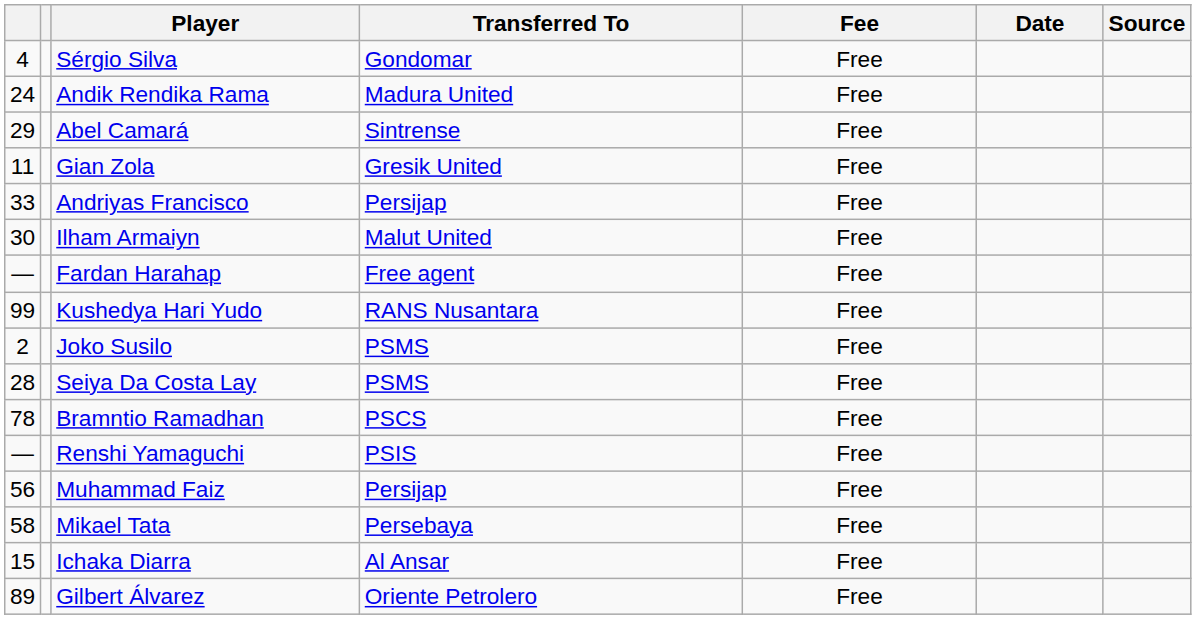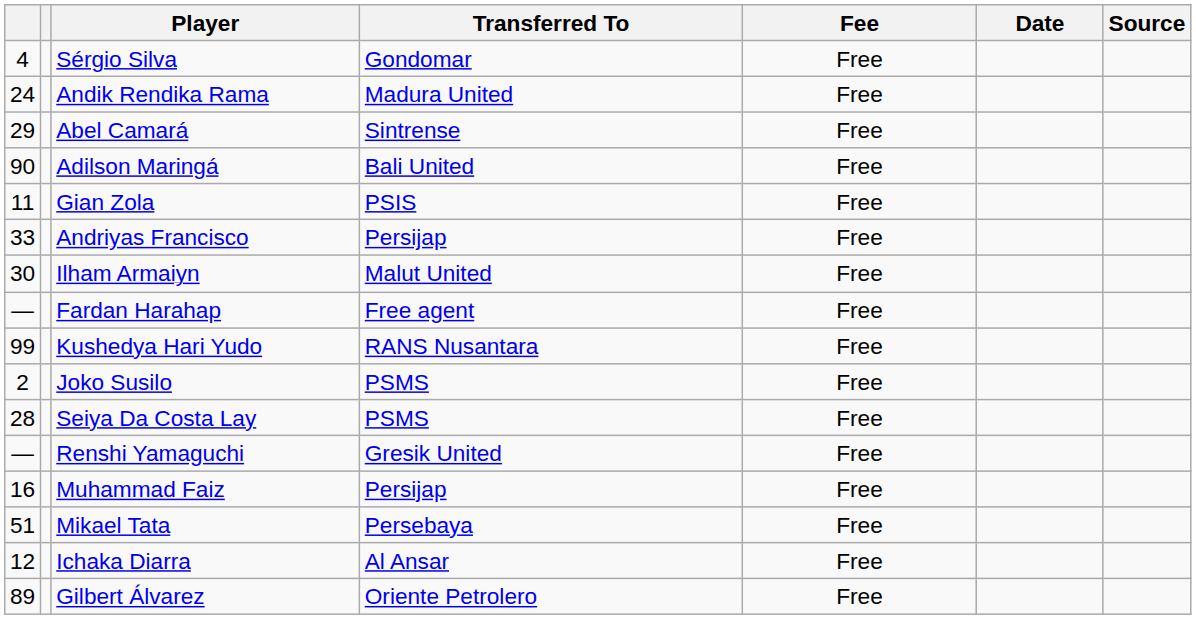+ row: (137, 166)
(433, 166) Gresik United -> (391, 202) PSIS
- row: (160, 417)
(391, 453) PSIS -> (433, 453) Gresik United
(23, 489) 56 -> (23, 489) 16
(23, 525) 58 -> (23, 525) 51
(23, 561) 15 -> (23, 561) 12
